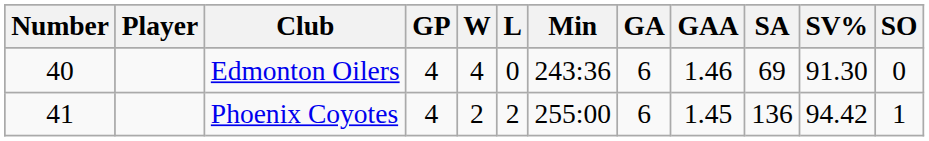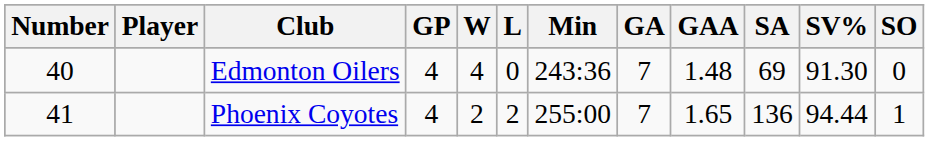(644, 69) 6 -> (644, 69) 7
(708, 69) 1.46 -> (708, 69) 1.48
(644, 113) 6 -> (644, 113) 7
(708, 113) 1.45 -> (708, 113) 1.65
(837, 113) 94.42 -> (837, 113) 94.44
